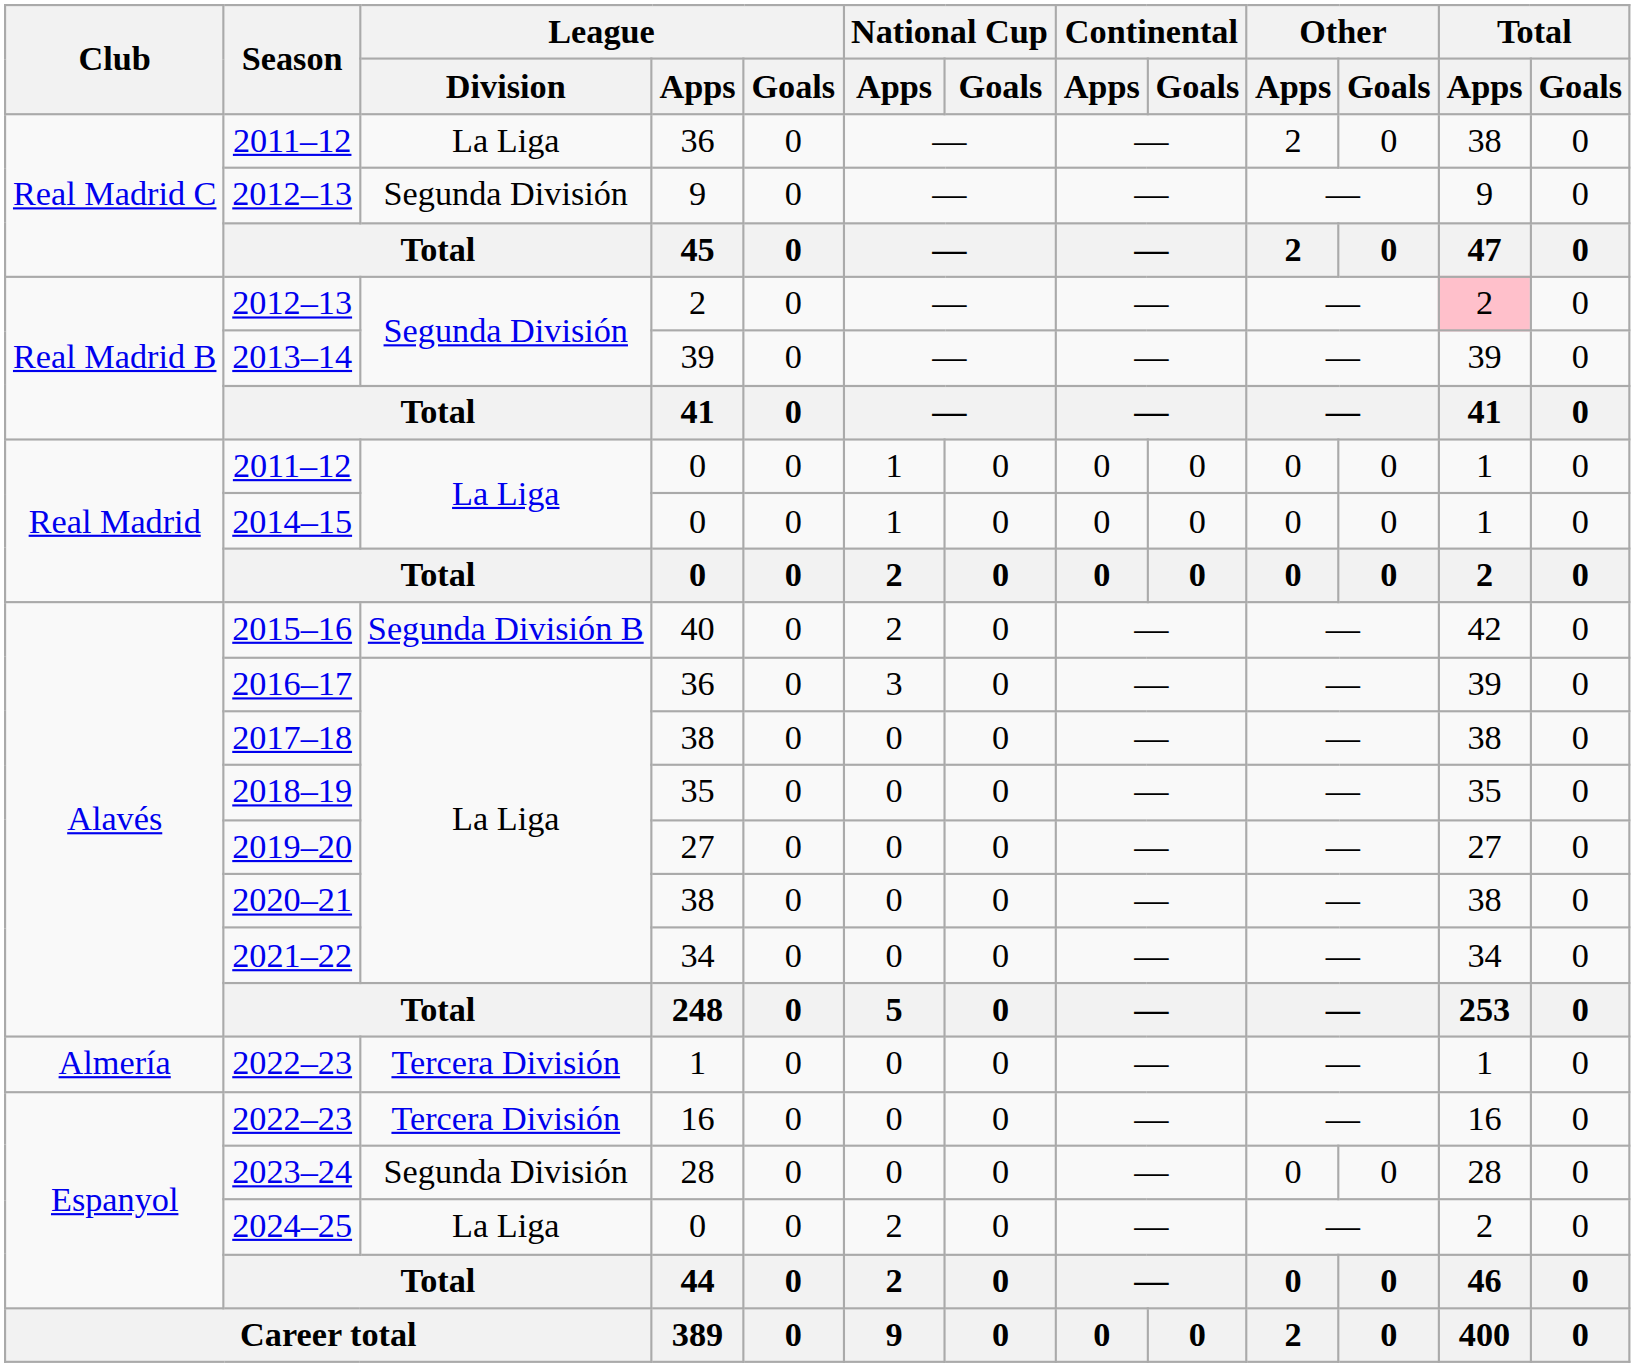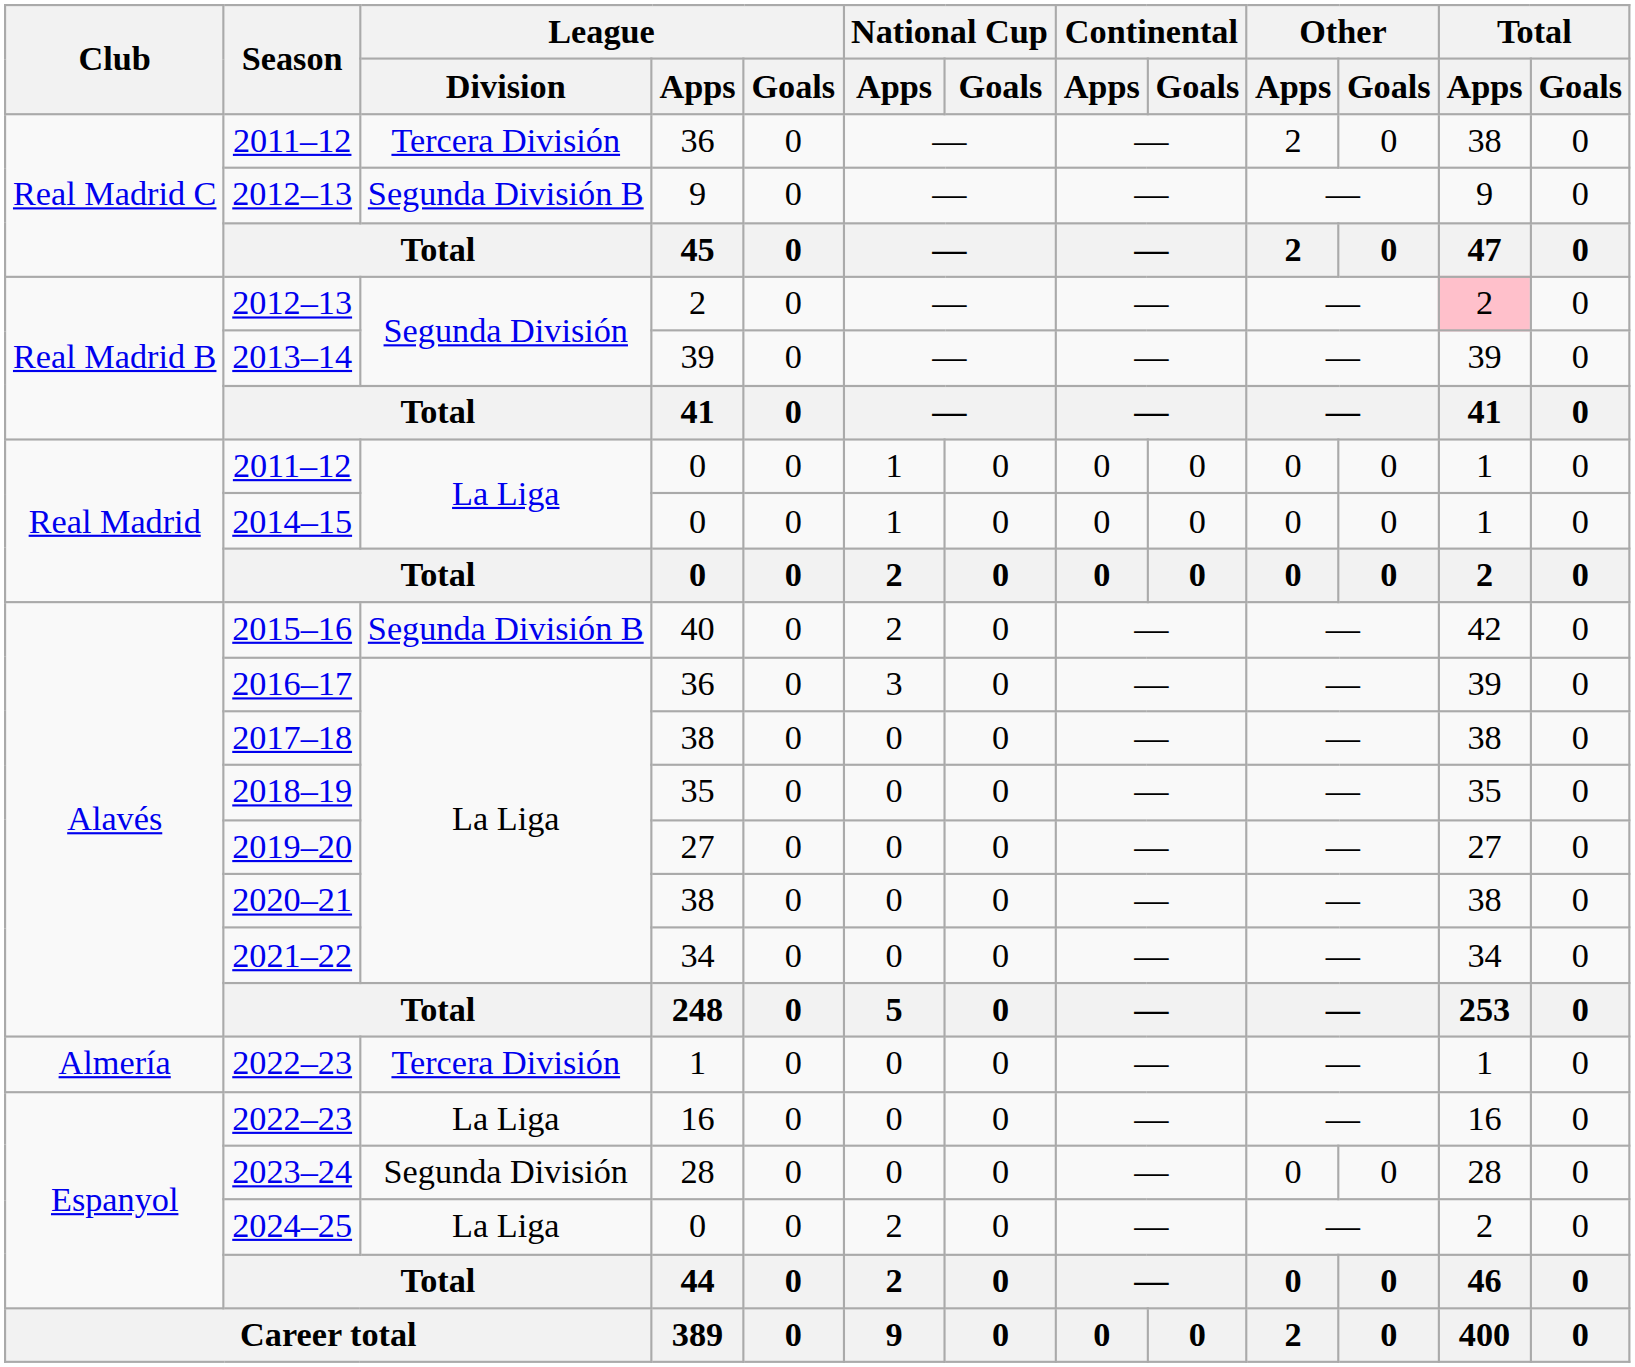(506, 140) La Liga -> (506, 140) Tercera División
(506, 194) Segunda División -> (506, 194) Segunda División B
(506, 1117) Tercera División -> (506, 1117) La Liga
